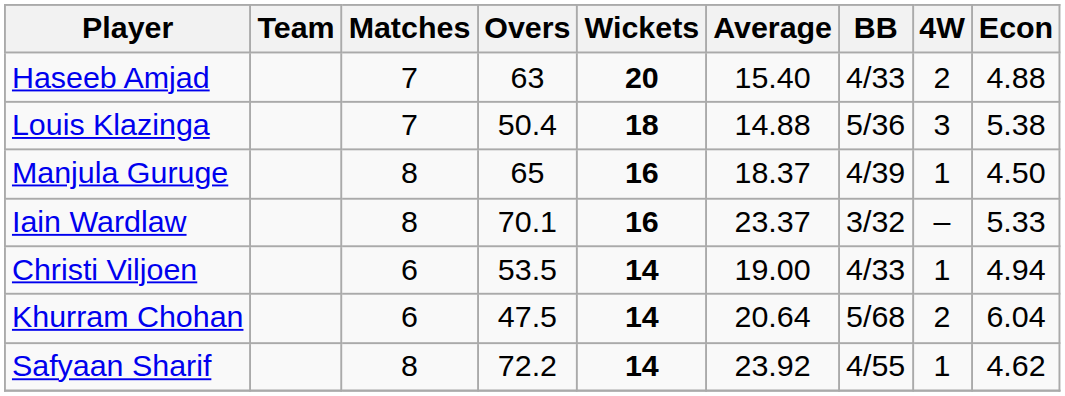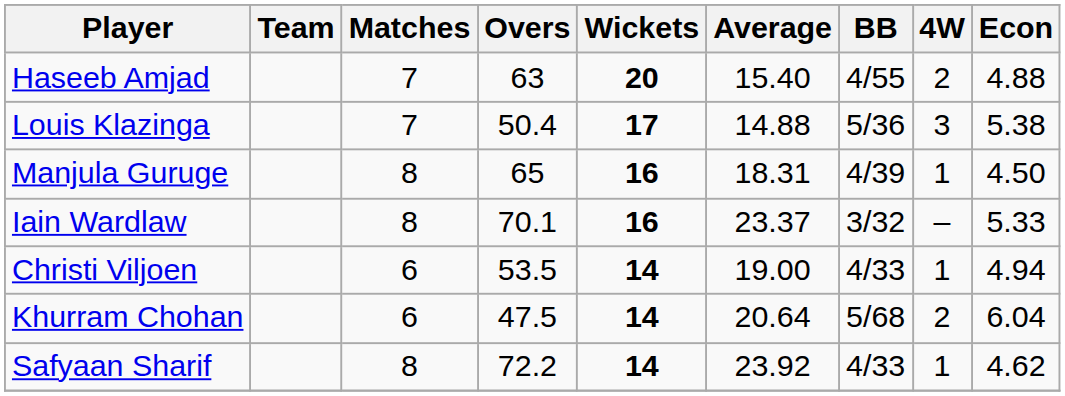(876, 76) 4/33 -> (876, 76) 4/55
(642, 125) 18 -> (642, 125) 17
(773, 173) 18.37 -> (773, 173) 18.31
(876, 366) 4/55 -> (876, 366) 4/33
